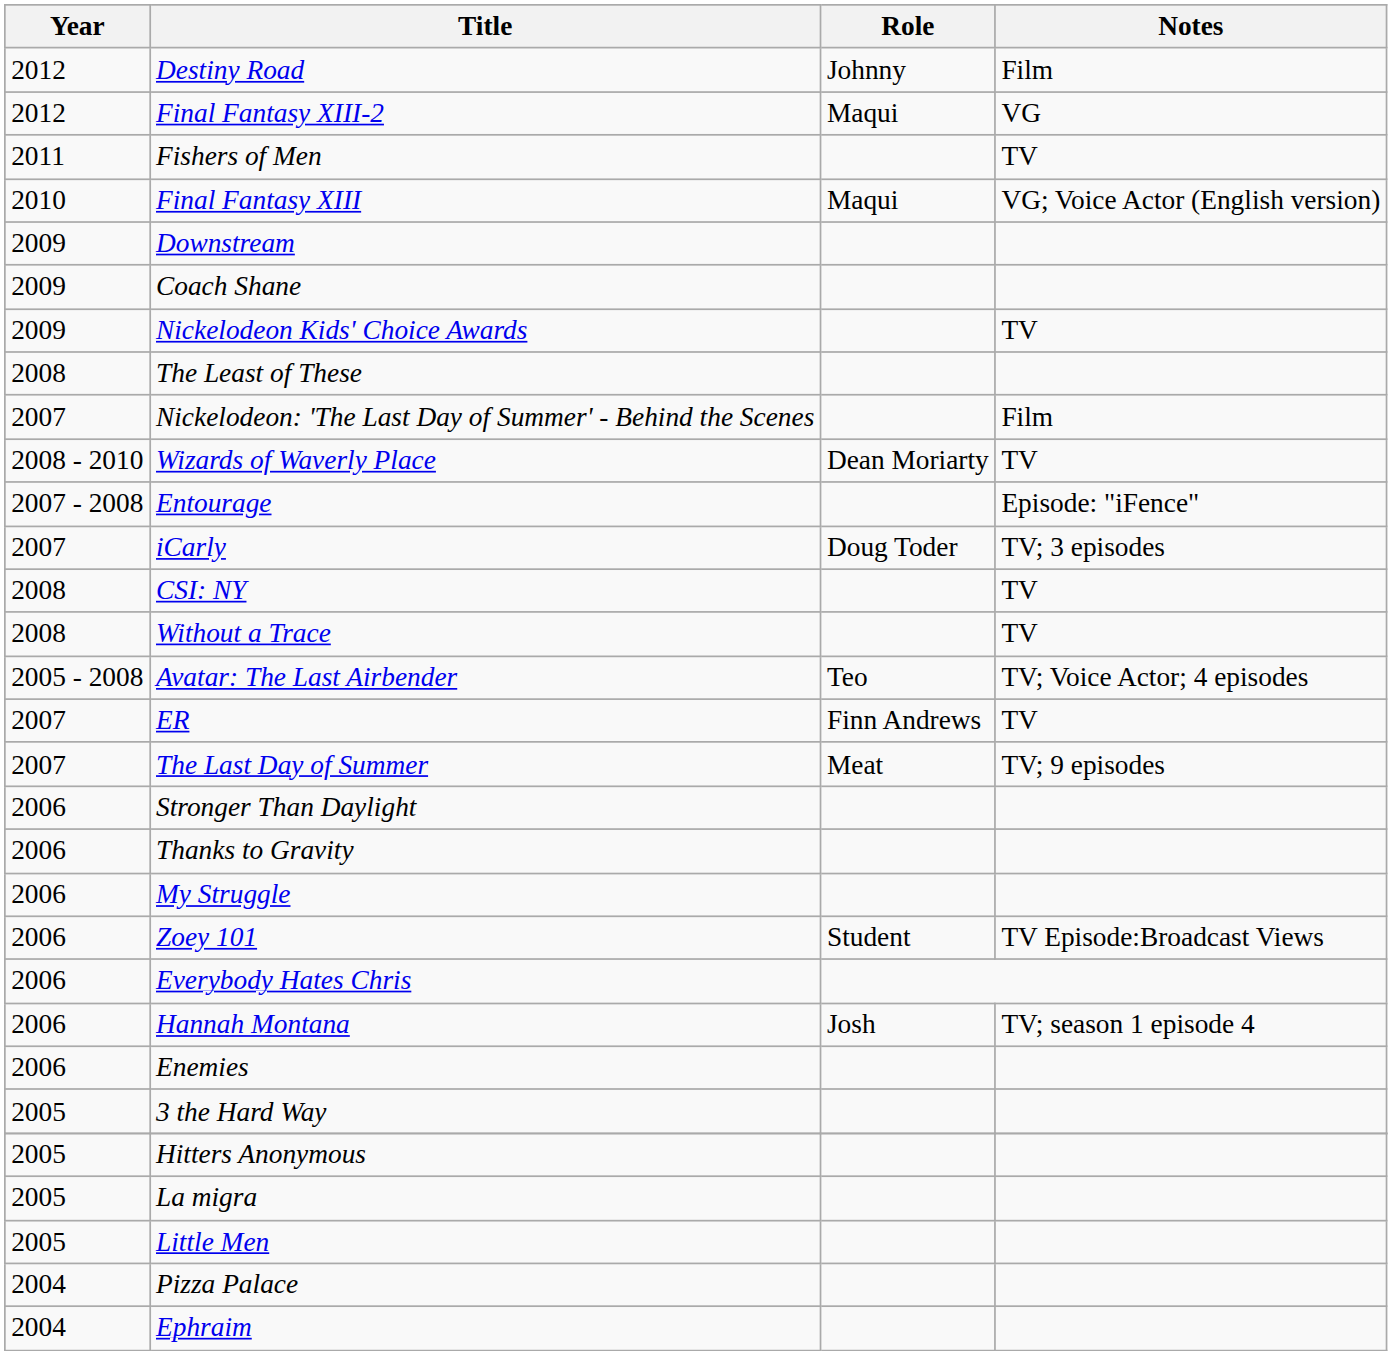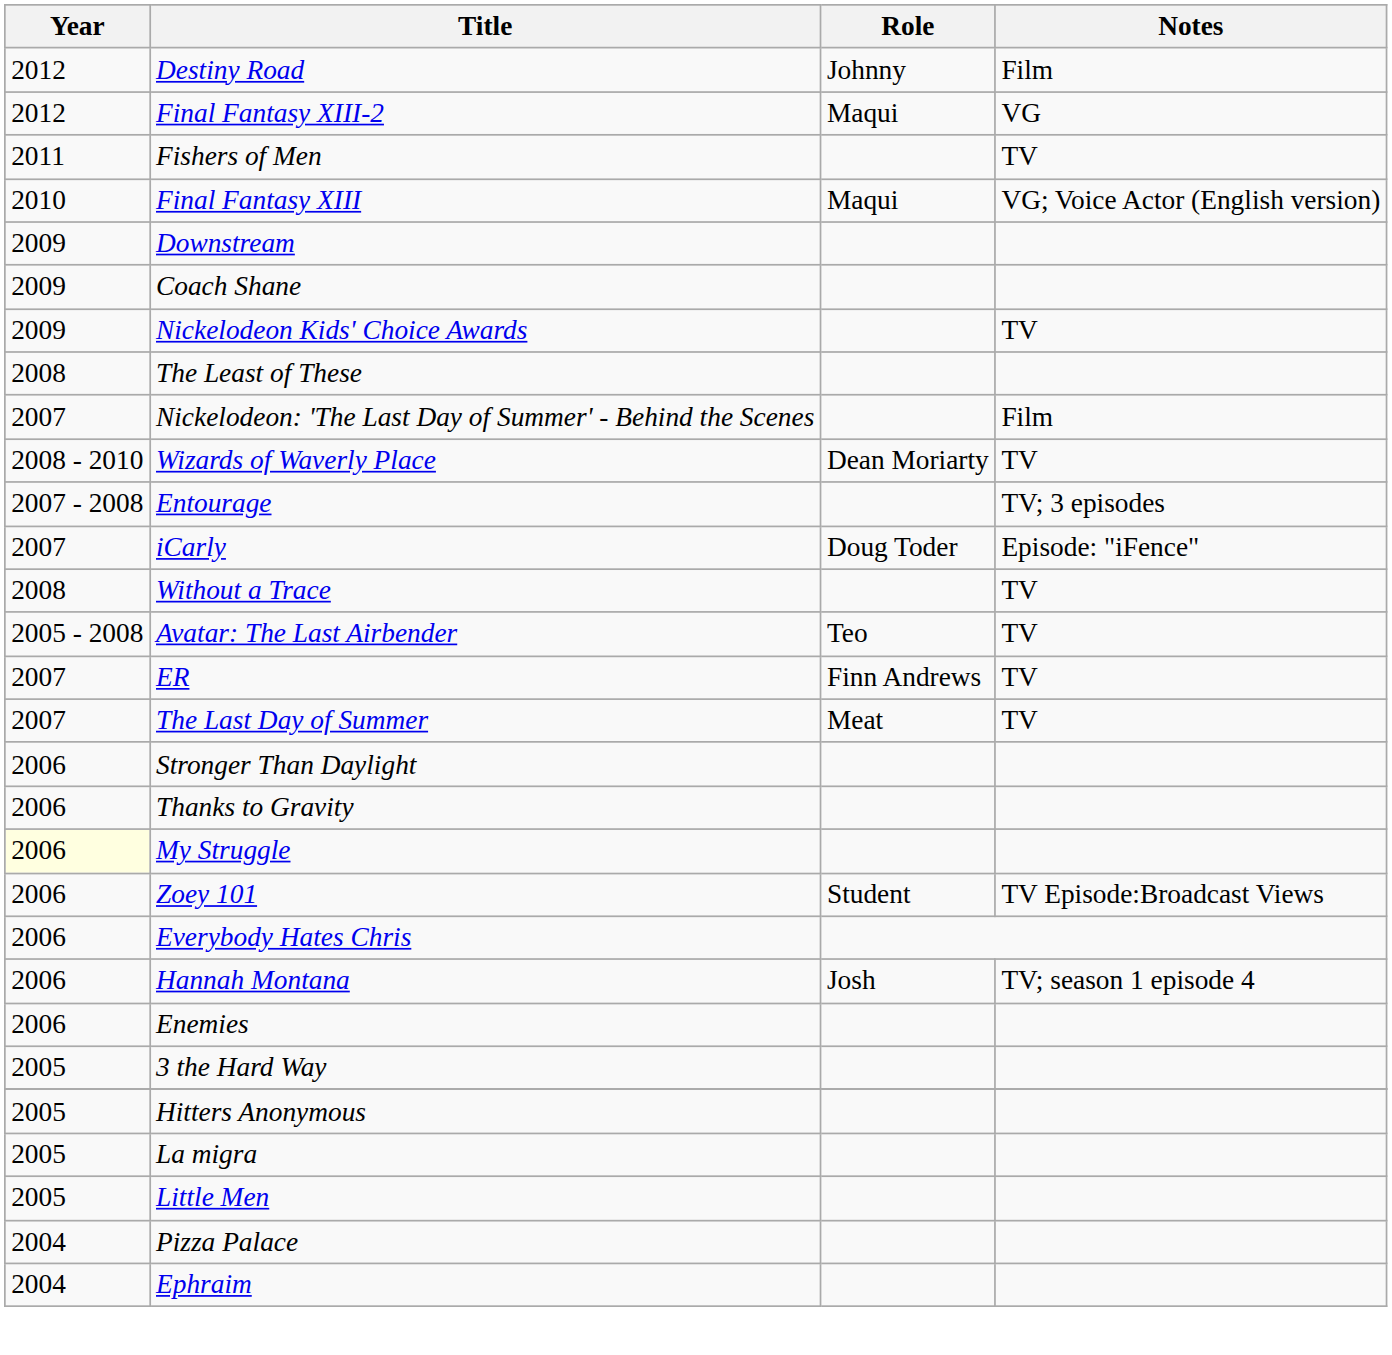(1100, 503) Episode: "iFence" -> (1083, 503) TV; 3 episodes
(1083, 546) TV; 3 episodes -> (1100, 546) Episode: "iFence"
- row: (201, 590)
(1155, 677) TV; Voice Actor; 4 episodes -> (1020, 633) TV
(1083, 763) TV; 9 episodes -> (1020, 720) TV
(39, 894) no background -> (39, 850) lightyellow background
